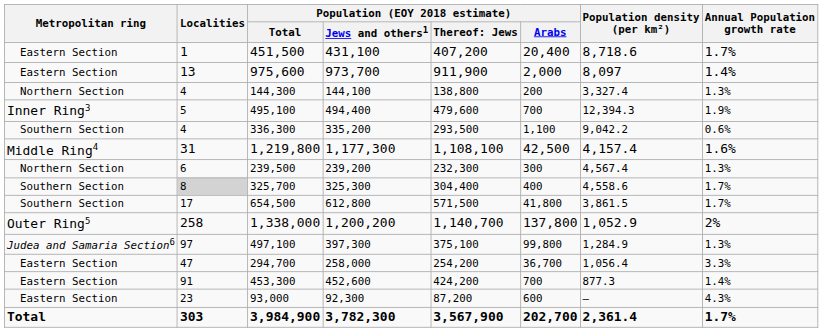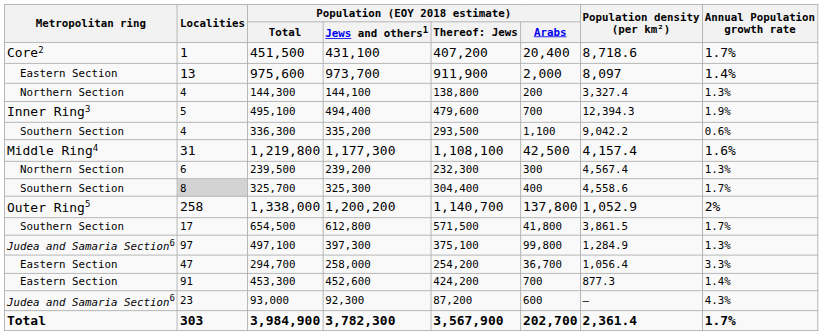(62, 52) Eastern Section -> (25, 53) Core2
rows swapped: (273, 204) <-> (285, 223)
(62, 298) Eastern Section -> (91, 301) Judea and Samaria Section6
